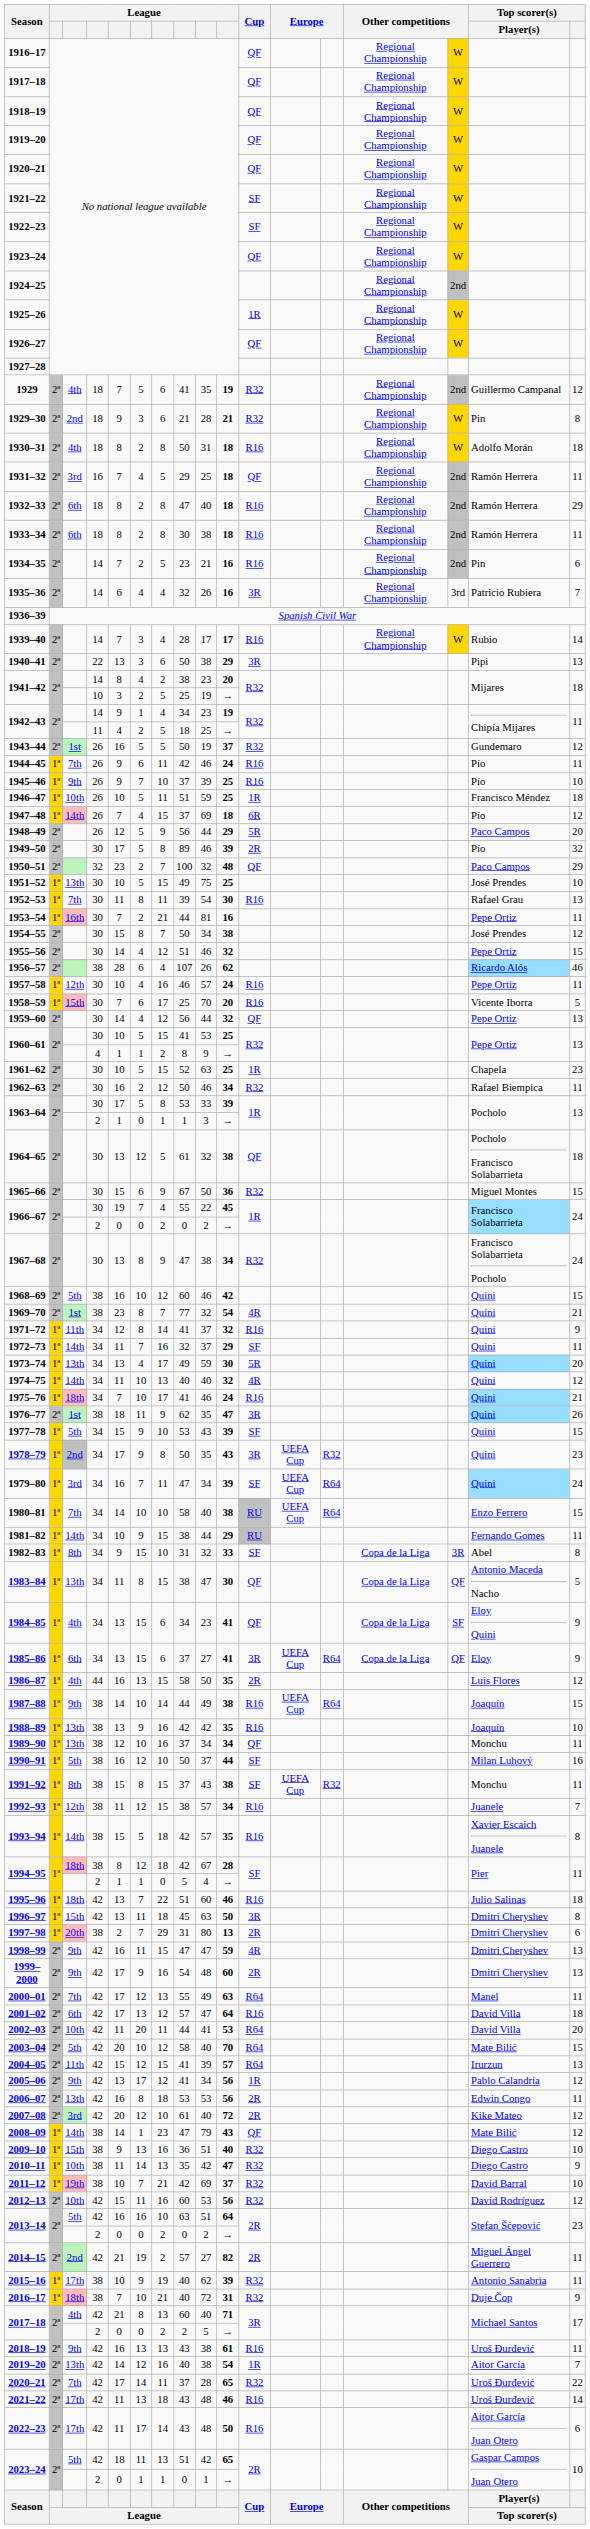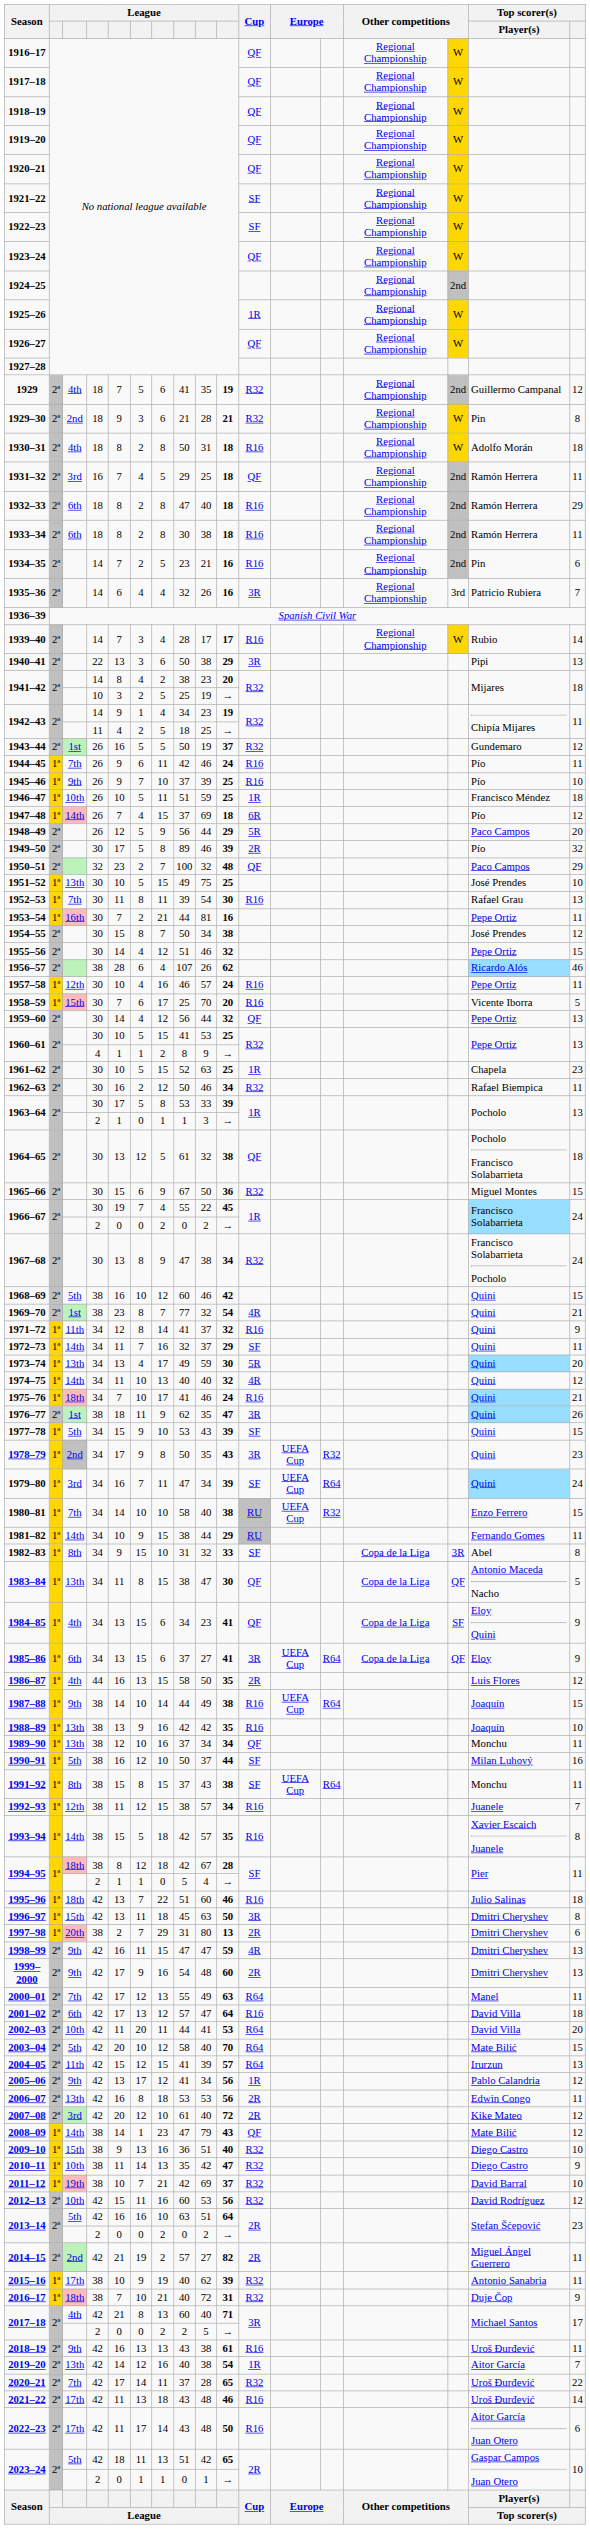(332, 1512) R64 -> (332, 1512) R32
(332, 1784) R32 -> (332, 1784) R64
